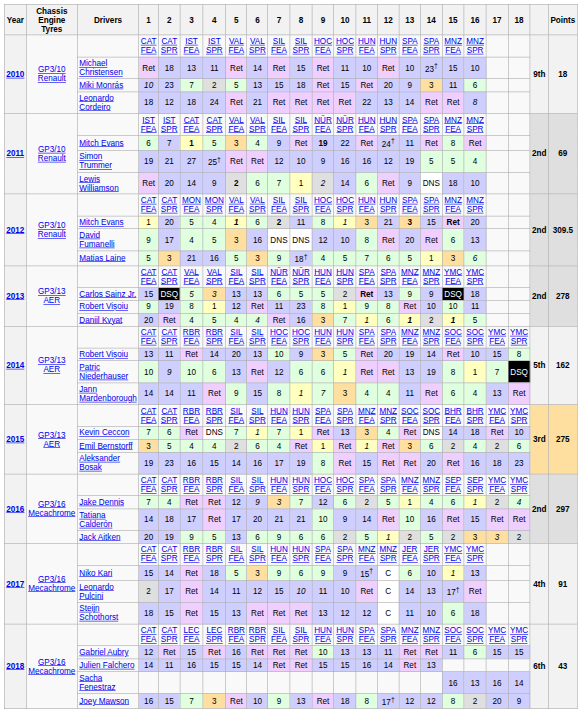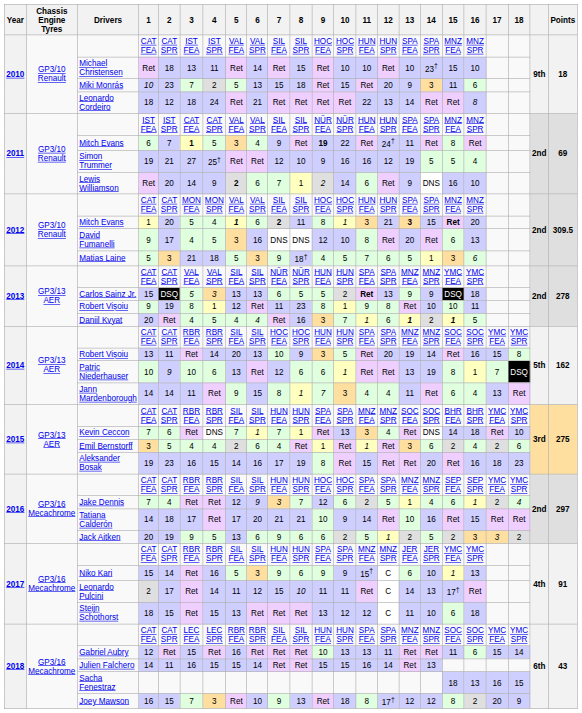(345, 68) 11 -> (345, 68) 10
(453, 183) 18 -> (453, 183) 16
(214, 258) 16 -> (214, 258) 18
(475, 354) 10 -> (475, 354) 16
(214, 572) 18 -> (214, 572) 16
(345, 591) 10 -> (345, 591) 11
(519, 652) 15 -> (519, 652) 14
(453, 682) 16 -> (453, 682) 18
(519, 682) 14 -> (519, 682) 15
